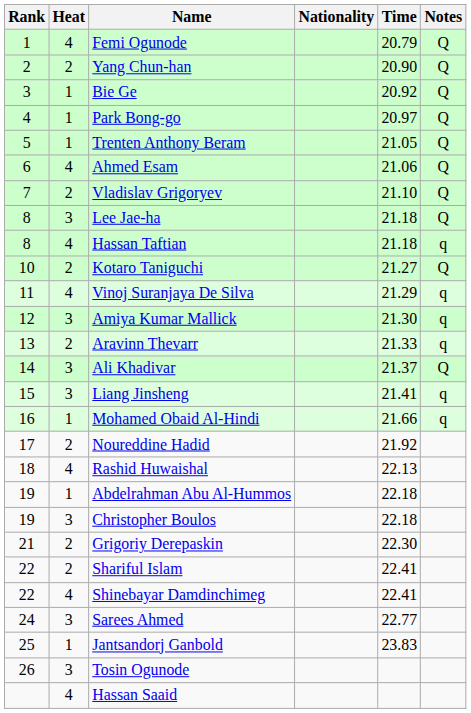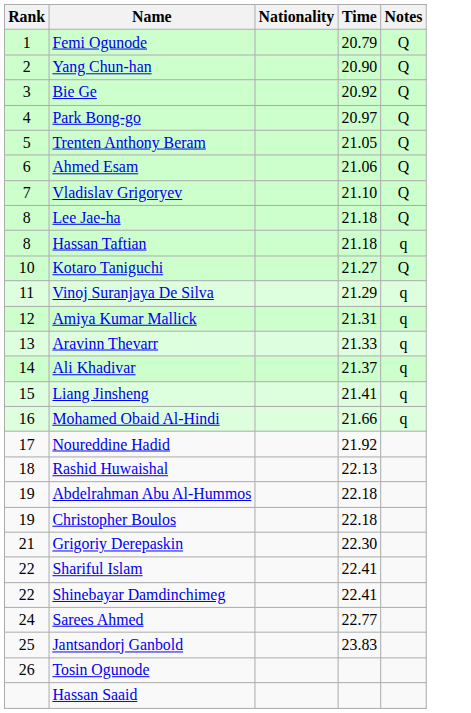- column: (69, 17)
(399, 318) 21.30 -> (359, 318) 21.31
(443, 368) Q -> (403, 368) q
